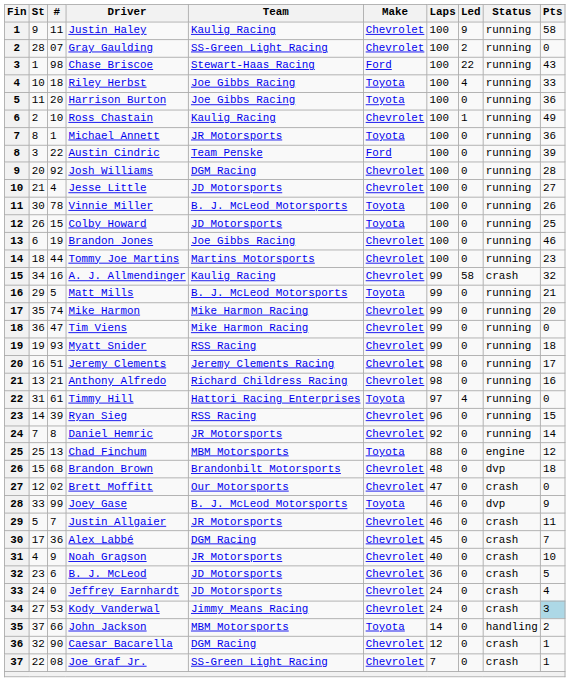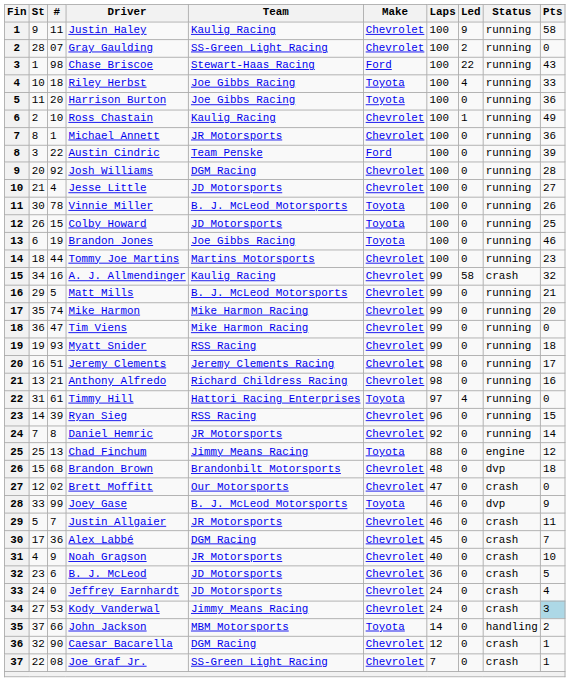(385, 136) Toyota -> (395, 136) Chevrolet
(395, 242) Chevrolet -> (385, 242) Toyota
(385, 294) Toyota -> (395, 294) Chevrolet
(240, 452) MBM Motorsports -> (250, 452) Jimmy Means Racing
